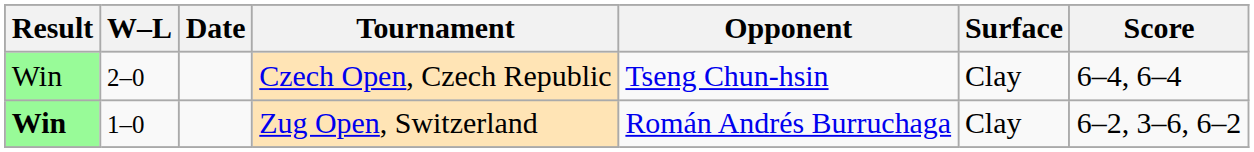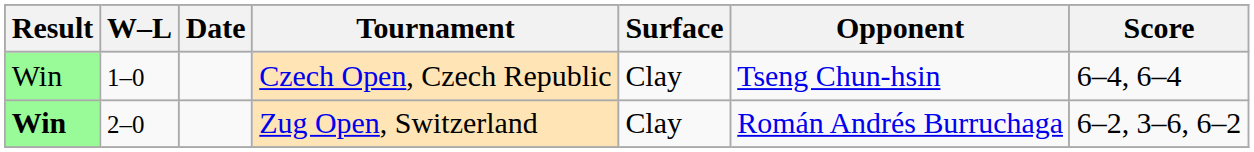columns swapped: (1014, 28) <-> (788, 28)
(126, 77) 2–0 -> (126, 77) 1–0
(126, 124) 1–0 -> (126, 124) 2–0
